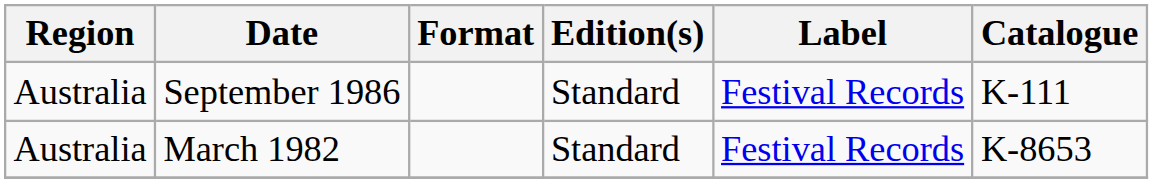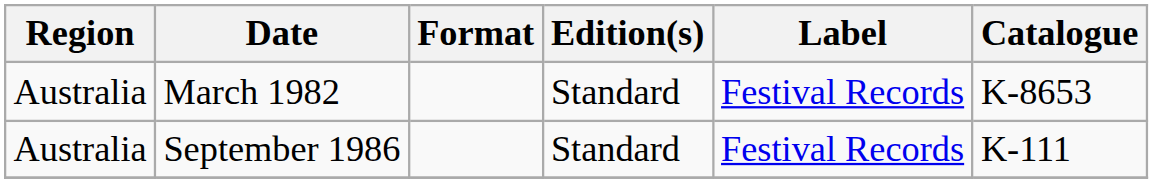rows swapped: (252, 148) <-> (282, 90)
